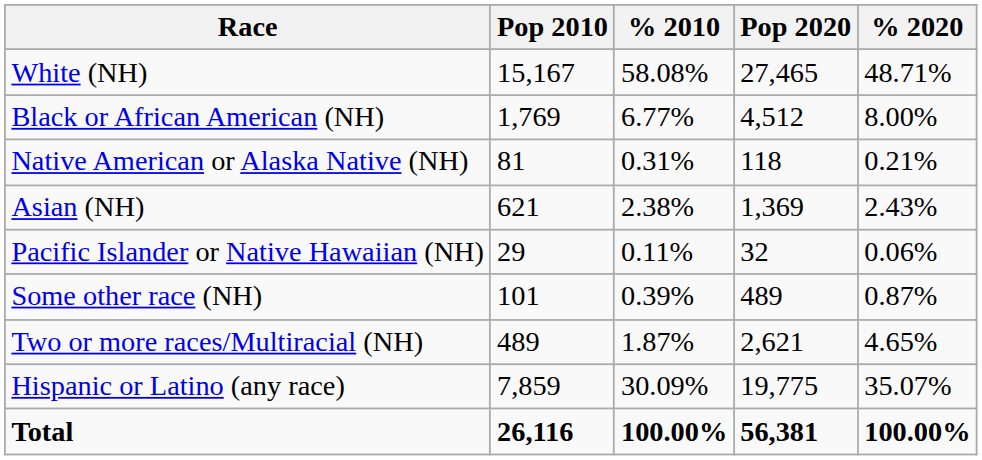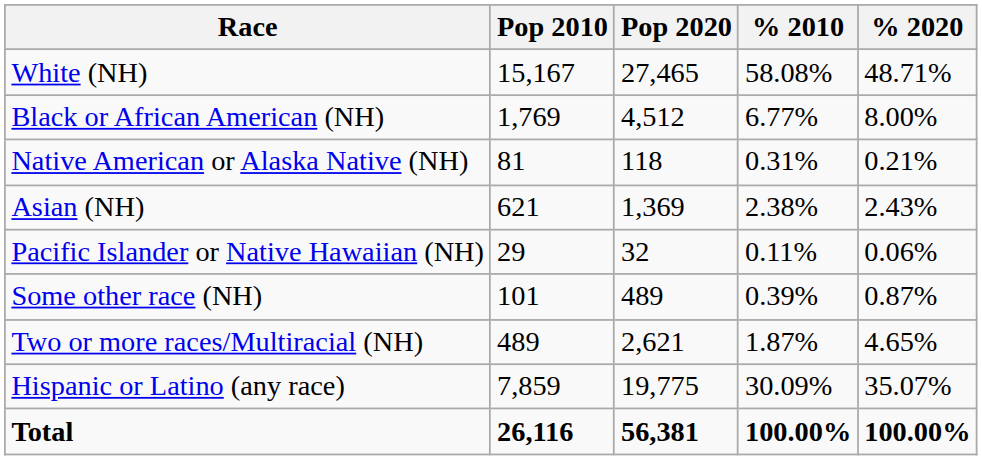columns swapped: (796, 26) <-> (674, 26)
